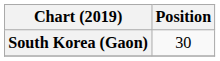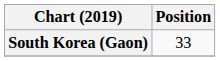(183, 42) 30 -> (183, 42) 33
